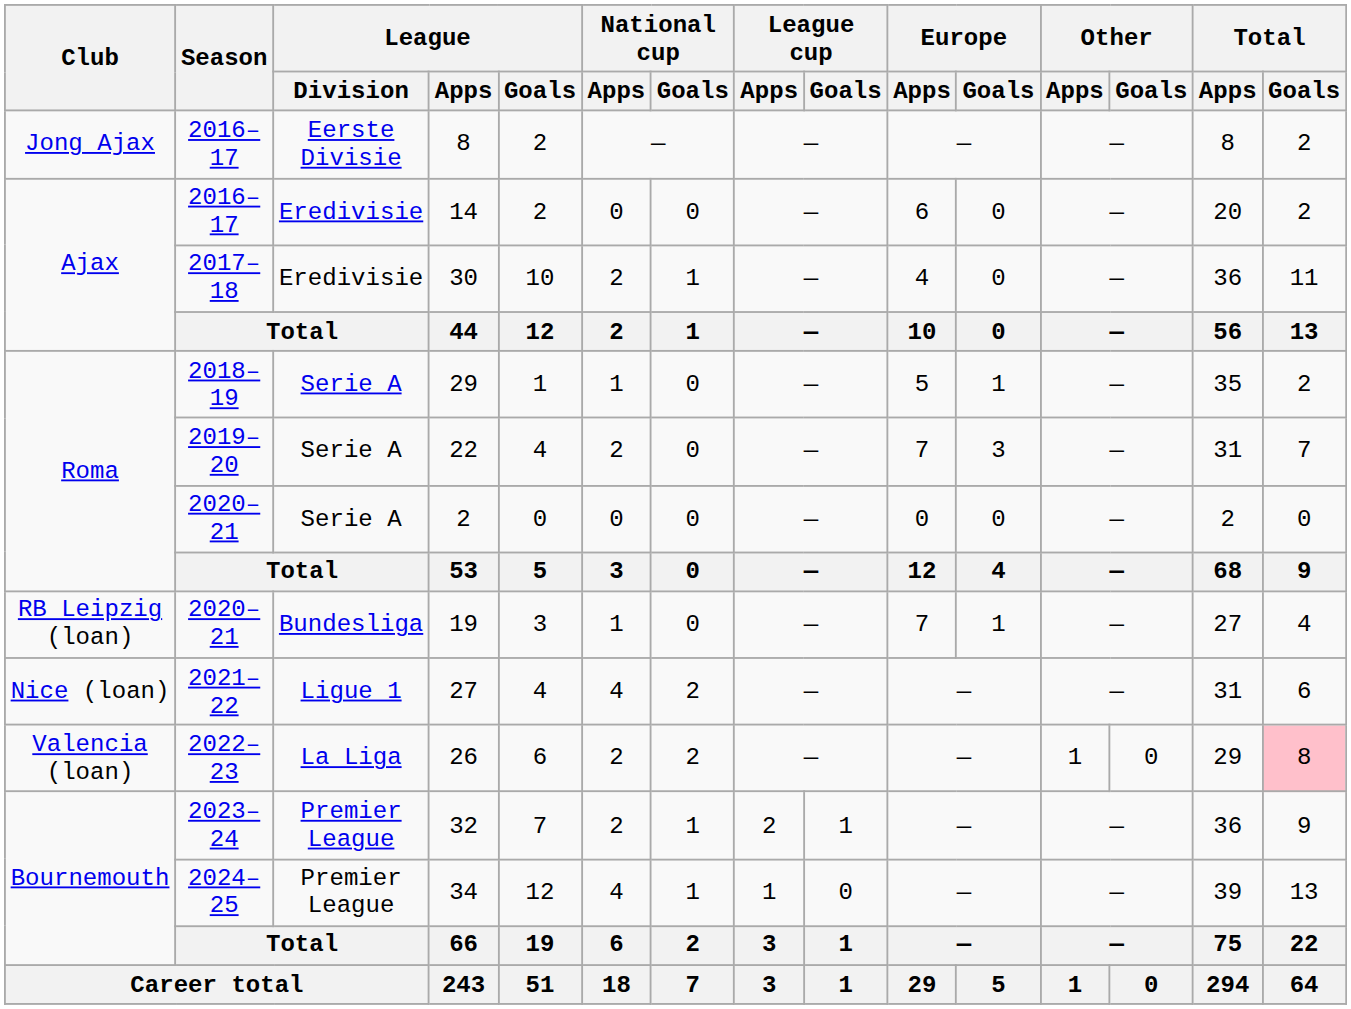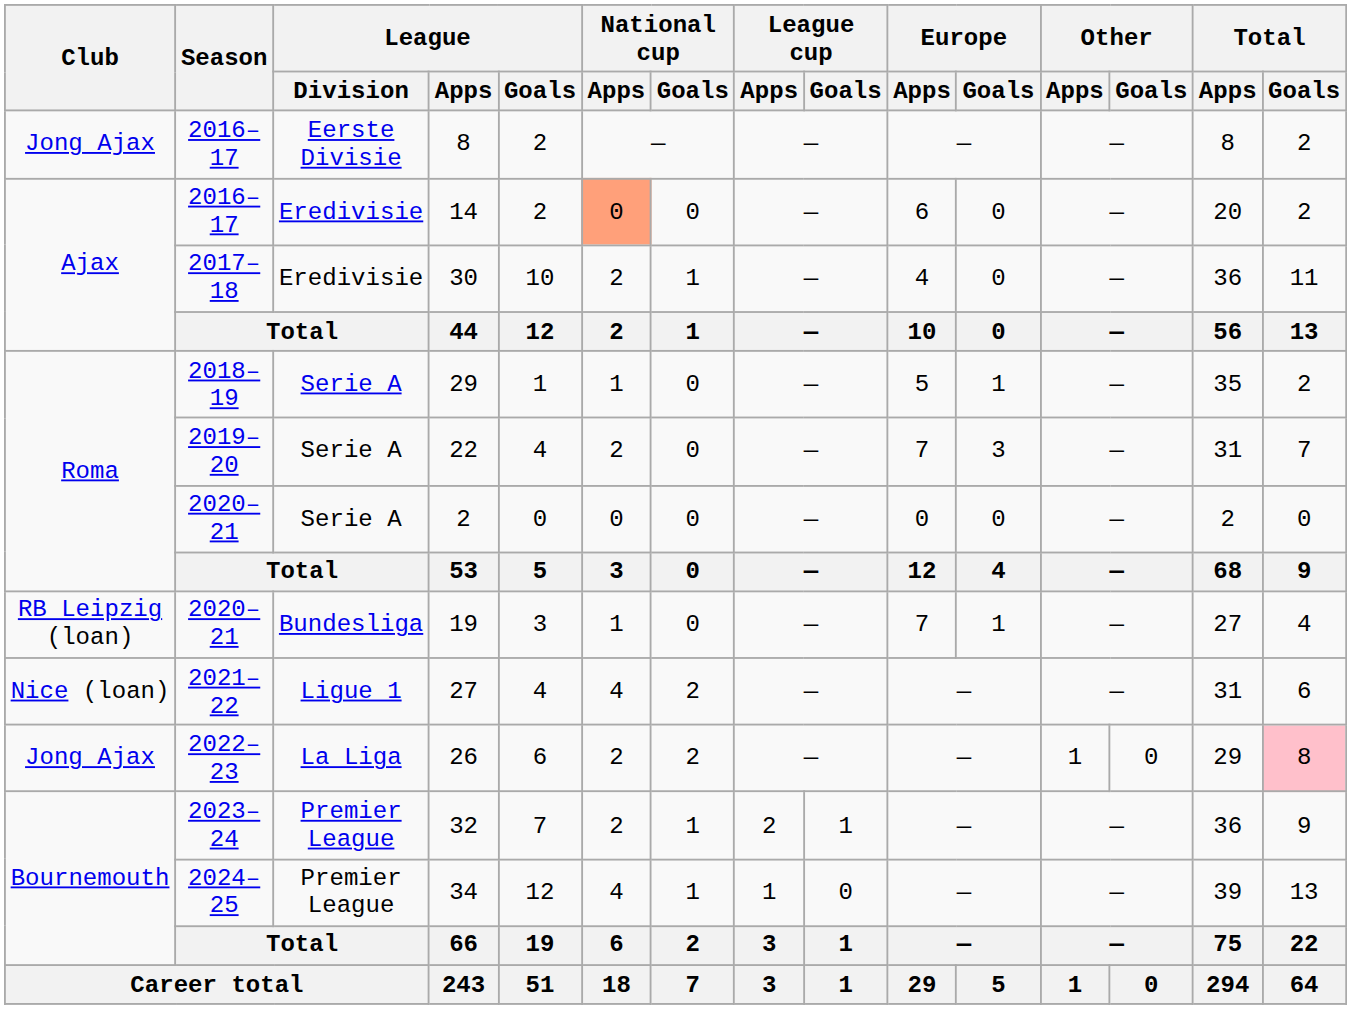(616, 211) no background -> (616, 211) lightsalmon background
(90, 759) Valencia (loan) -> (90, 759) Jong Ajax
